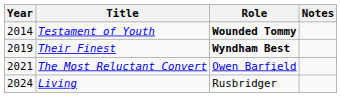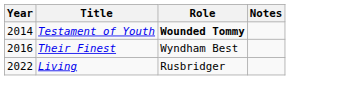(20, 48) 2019 -> (20, 48) 2016
(251, 48) bold -> (199, 48) normal
- row: (123, 66)
(20, 84) 2024 -> (20, 66) 2022
